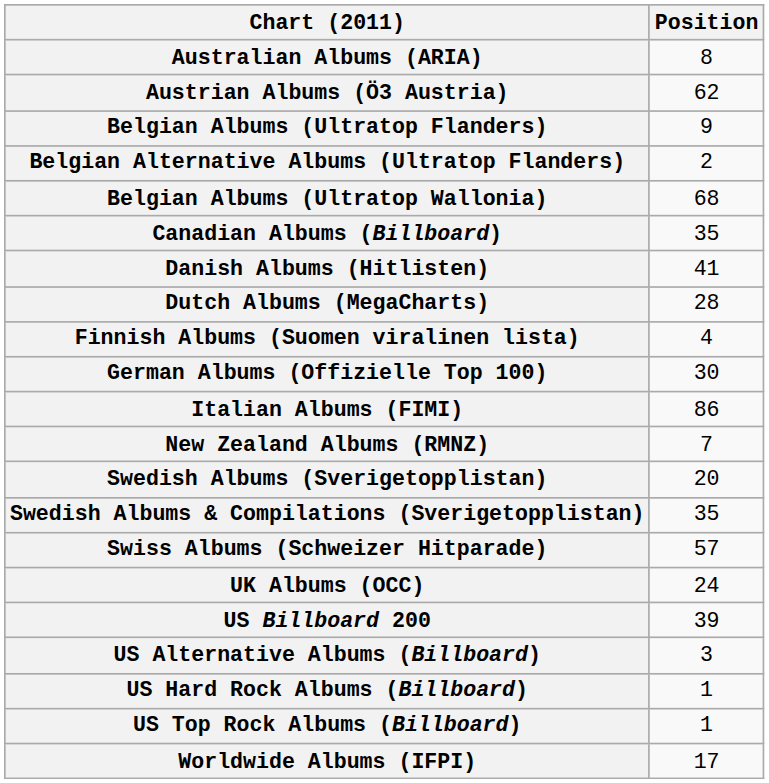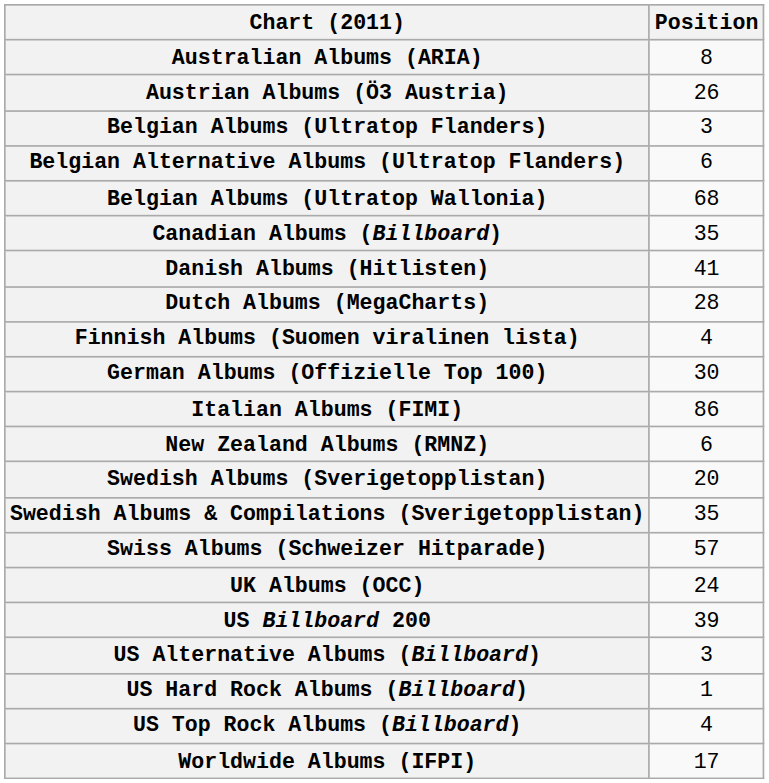(707, 93) 62 -> (707, 93) 26
(707, 128) 9 -> (707, 128) 3
(707, 163) 2 -> (707, 163) 6
(707, 444) 7 -> (707, 444) 6
(707, 726) 1 -> (707, 726) 4
